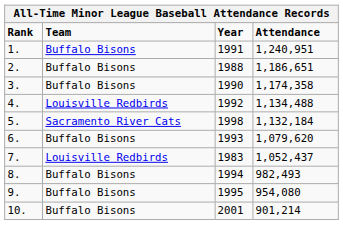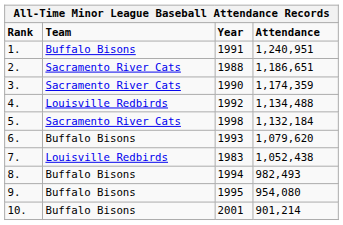(91, 68) Buffalo Bisons -> (113, 68) Sacramento River Cats
(91, 86) Buffalo Bisons -> (113, 86) Sacramento River Cats
(285, 86) 1,174,358 -> (285, 86) 1,174,359
(285, 157) 1,052,437 -> (285, 157) 1,052,438
